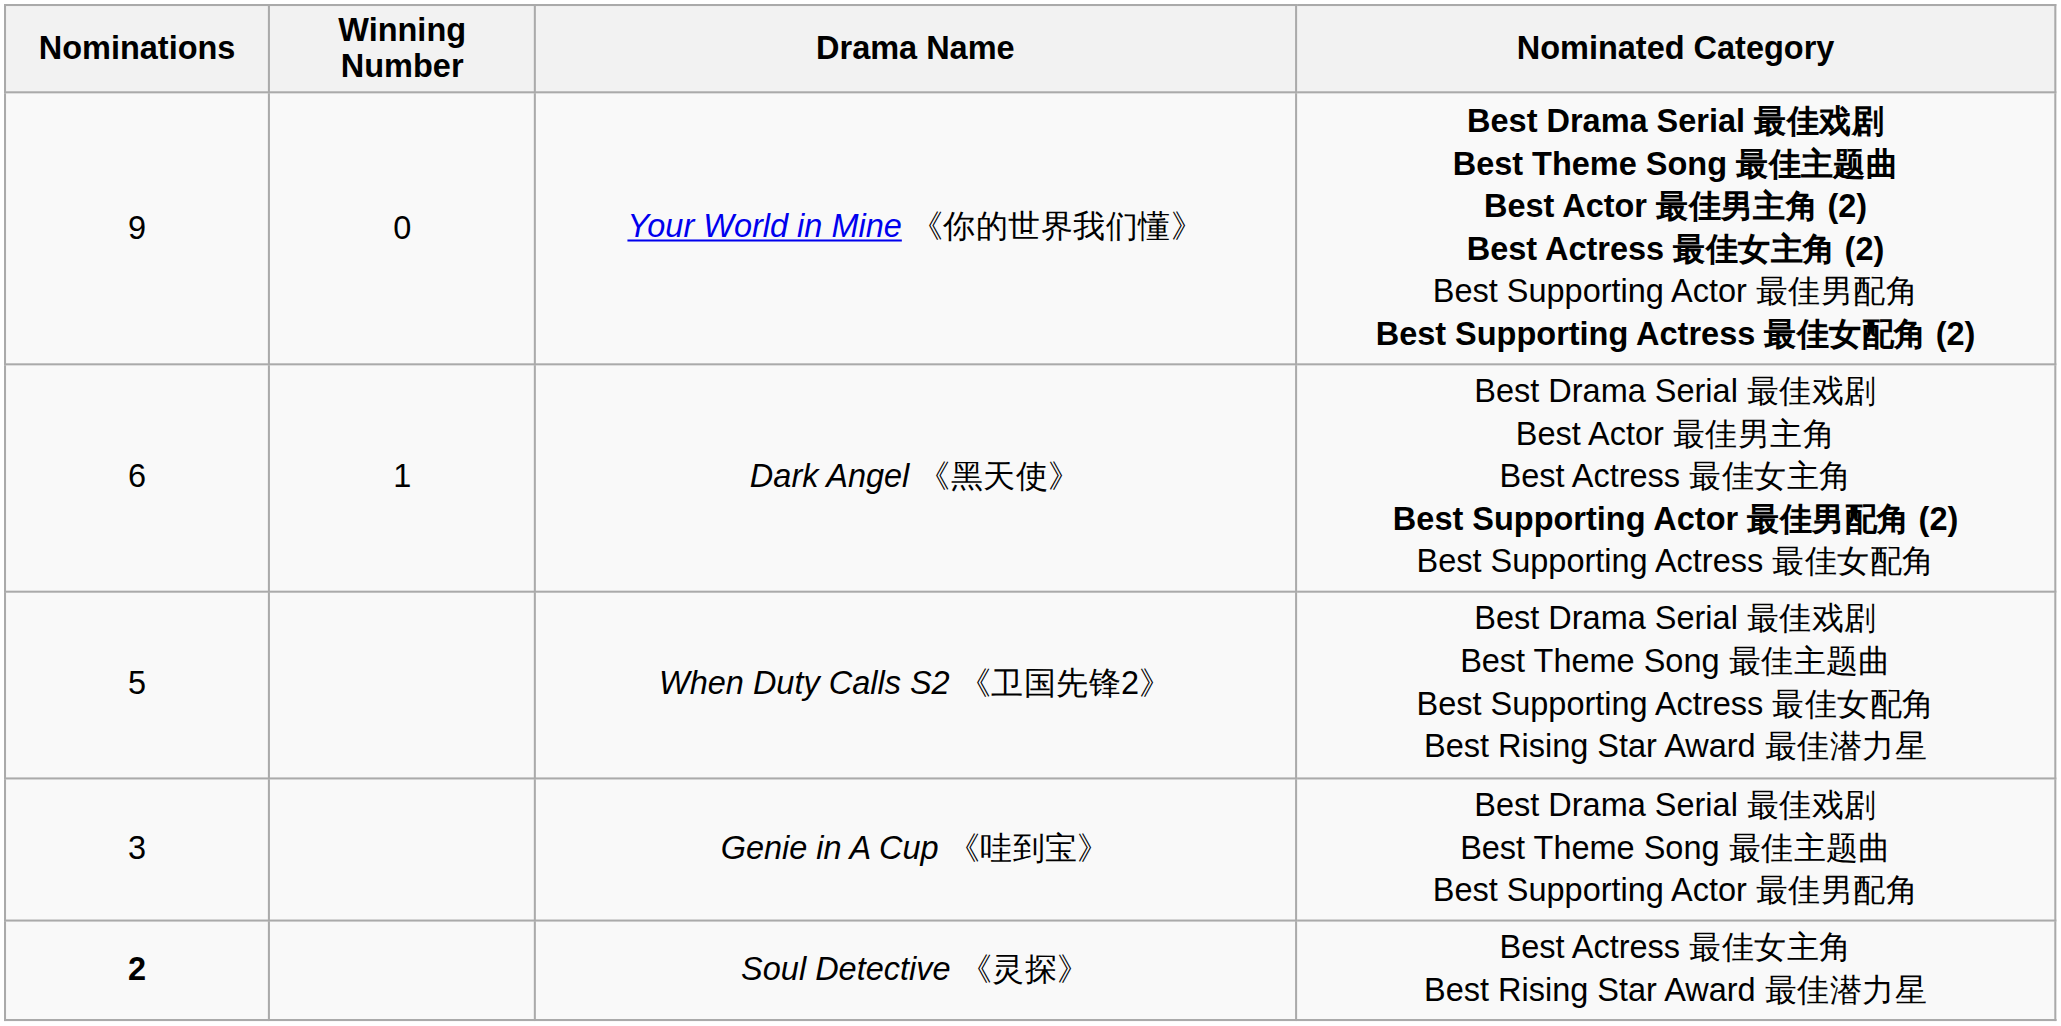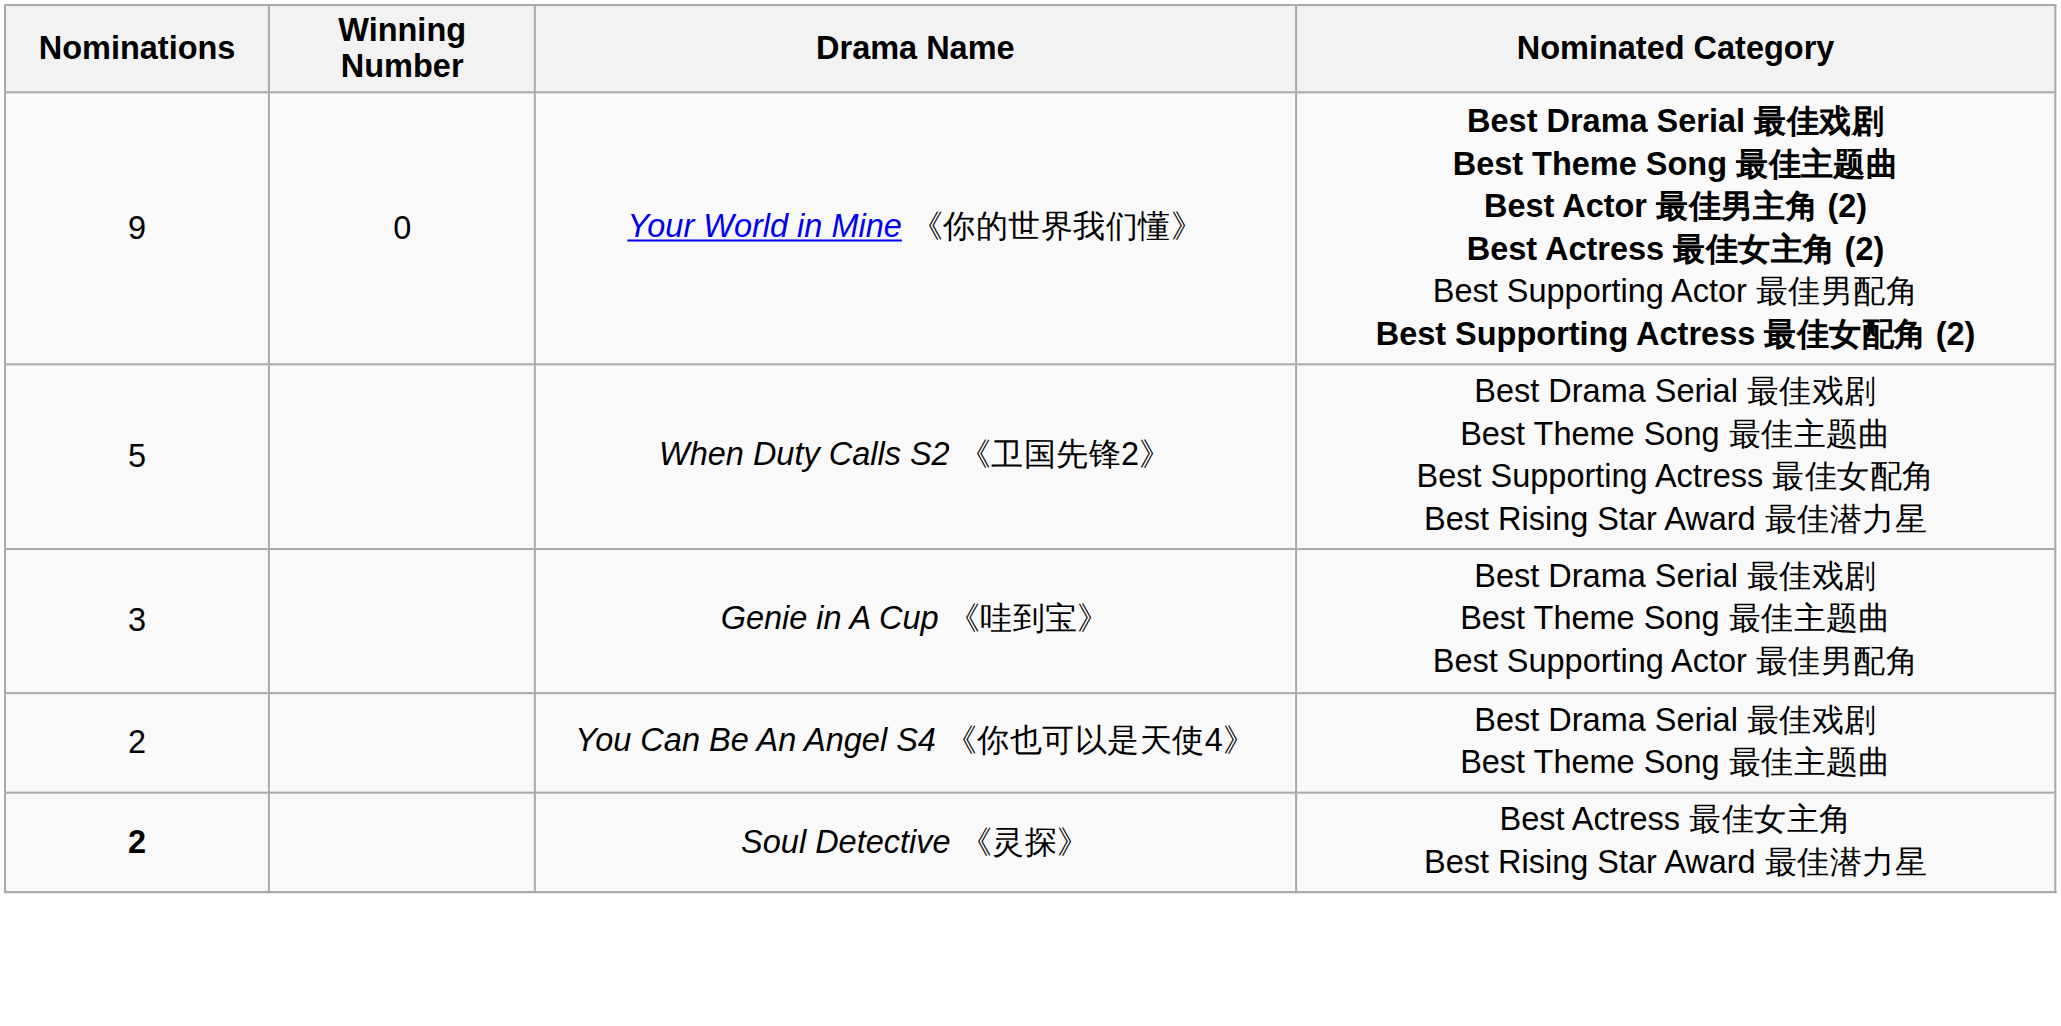- row: (915, 476)
+ row: (915, 740)
